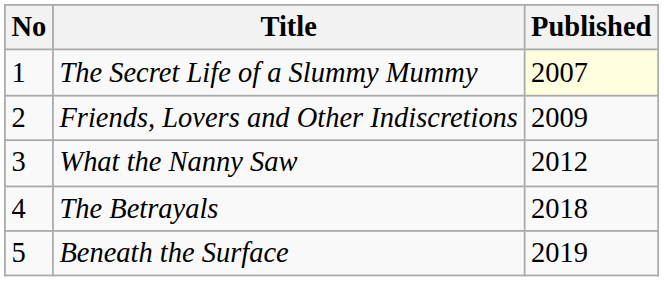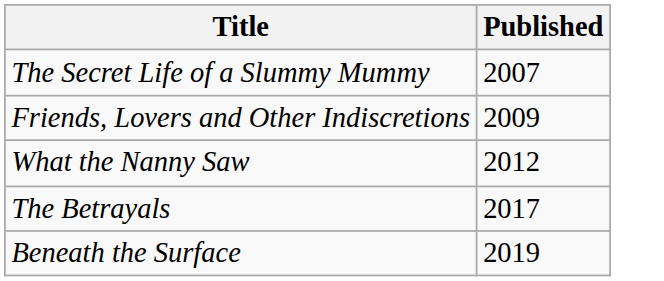- column: (29, 27)
(560, 72) lightyellow background -> (512, 72) no background
(560, 207) 2018 -> (512, 207) 2017
